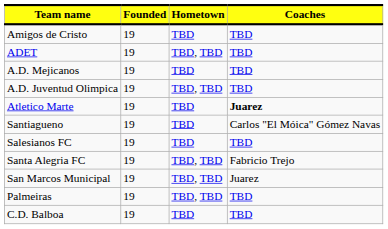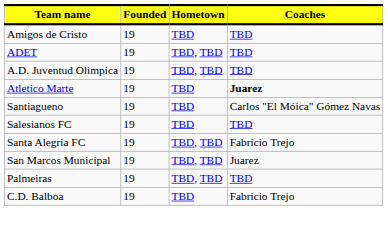- row: (43, 70)
(241, 214) TBD -> (262, 196) Fabricio Trejo
